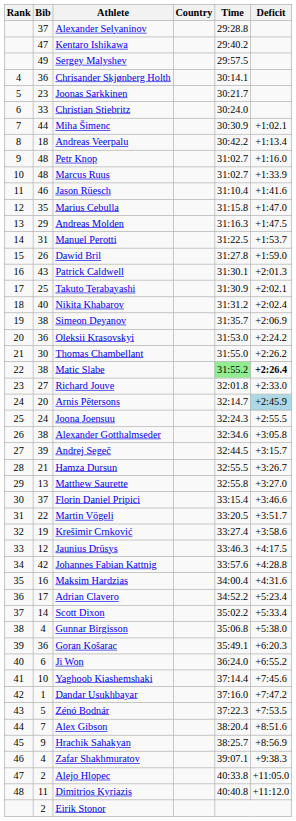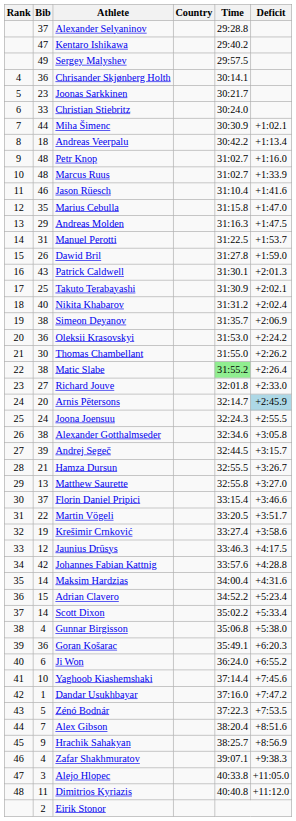(271, 369) bold -> (271, 369) normal
(43, 581) 16 -> (43, 581) 14
(43, 597) 17 -> (43, 597) 15
(43, 775) 2 -> (43, 775) 3
